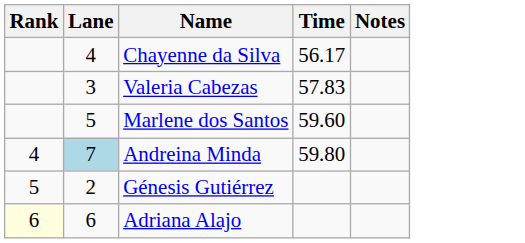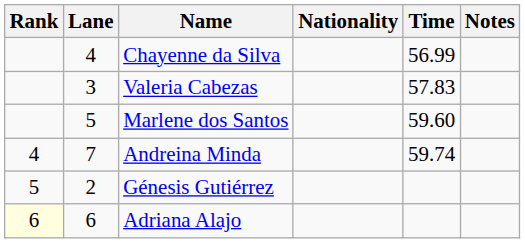+ column: (348, 21)
(322, 54) 56.17 -> (432, 54) 56.99
(91, 154) lightblue background -> (91, 154) no background
(322, 154) 59.80 -> (432, 154) 59.74
